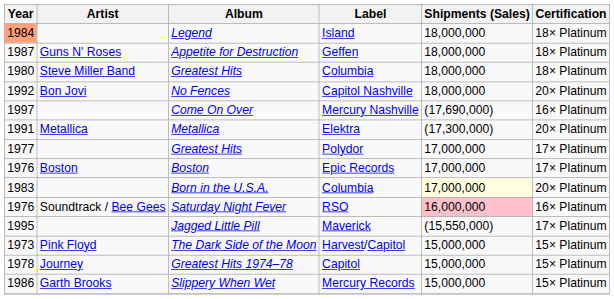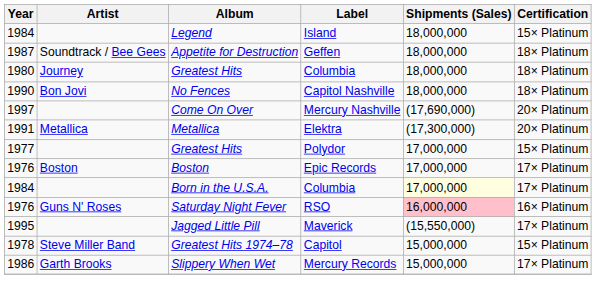(21, 33) lightsalmon background -> (21, 33) no background
(571, 33) 18× Platinum -> (553, 33) 15× Platinum
(81, 52) Guns N' Roses -> (103, 52) Soundtrack / Bee Gees
(87, 71) Steve Miller Band -> (61, 71) Journey
(21, 91) 1992 -> (21, 91) 1990
(571, 91) 20× Platinum -> (553, 91) 18× Platinum
(571, 110) 16× Platinum -> (553, 110) 20× Platinum
(571, 149) 17× Platinum -> (553, 149) 15× Platinum
(21, 187) 1983 -> (21, 187) 1984
(571, 187) 20× Platinum -> (553, 187) 17× Platinum
(103, 206) Soundtrack / Bee Gees -> (81, 206) Guns N' Roses
- row: (244, 245)
(61, 264) Journey -> (87, 245) Steve Miller Band
(571, 284) 15× Platinum -> (553, 264) 17× Platinum
